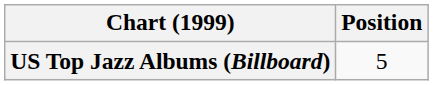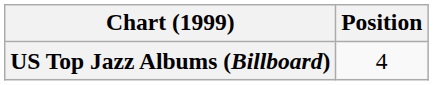(382, 60) 5 -> (382, 60) 4
